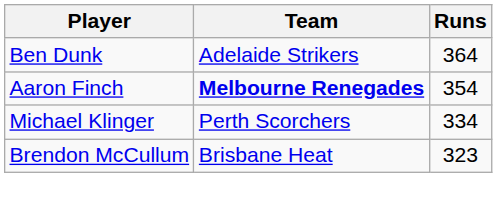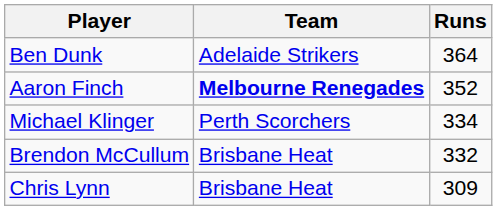(460, 88) 354 -> (460, 88) 352
(460, 155) 323 -> (460, 155) 332
+ row: (60, 188)
